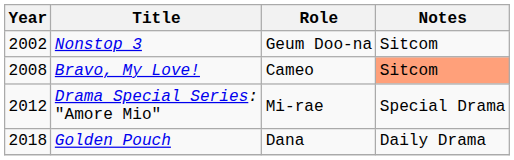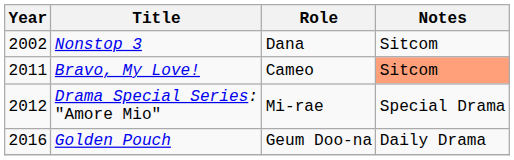(319, 44) Geum Doo-na -> (285, 44) Dana
(28, 70) 2008 -> (28, 70) 2011
(28, 141) 2018 -> (28, 141) 2016
(285, 141) Dana -> (319, 141) Geum Doo-na
